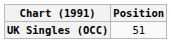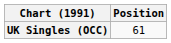(139, 30) 51 -> (139, 30) 61
